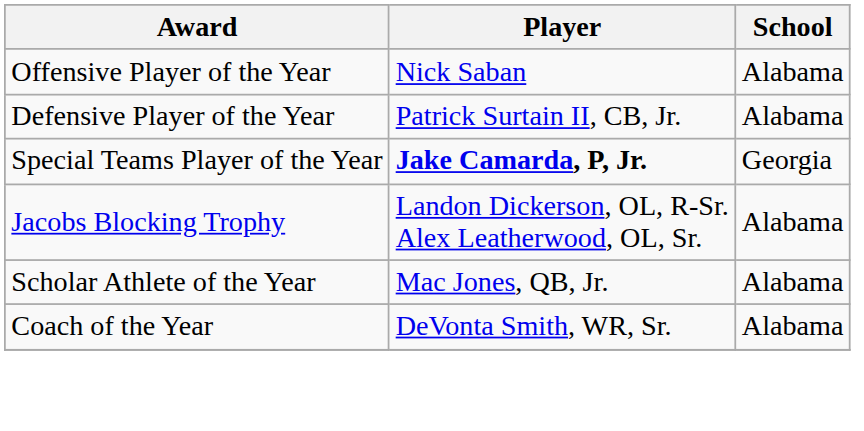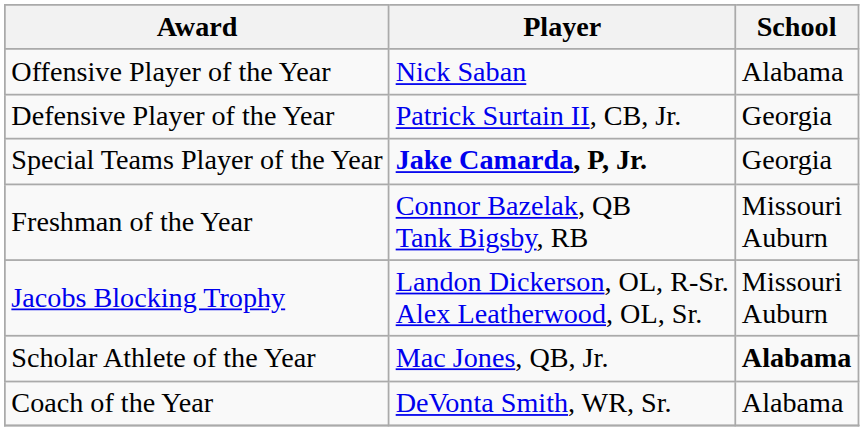(793, 116) Alabama -> (787, 116) Georgia
+ row: (132, 221)
(793, 221) Alabama -> (792, 297) Missouri Auburn
(793, 281) normal -> (797, 358) bold
